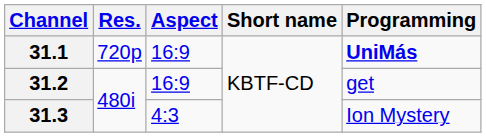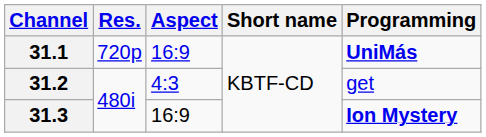(171, 83) 16:9 -> (165, 83) 4:3
(165, 115) 4:3 -> (171, 115) 16:9
(398, 115) normal -> (402, 115) bold
